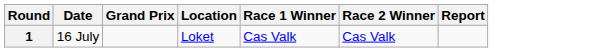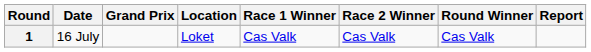+ column: (487, 15)
